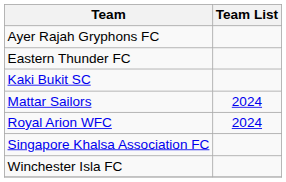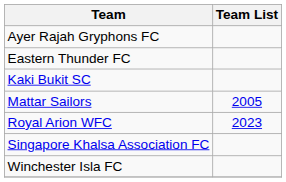(247, 101) 2024 -> (247, 101) 2005
(247, 123) 2024 -> (247, 123) 2023
